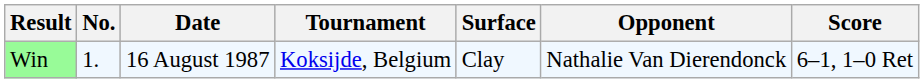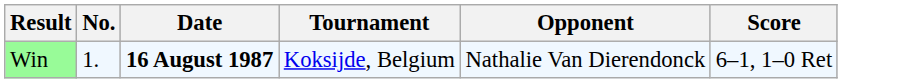- column: (499, 22)
(198, 59) normal -> (200, 59) bold
